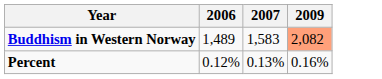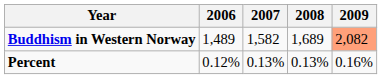+ column: (310, 16)
(263, 39) 1,583 -> (263, 39) 1,582
